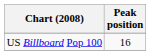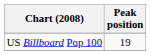(125, 42) 16 -> (125, 42) 19
